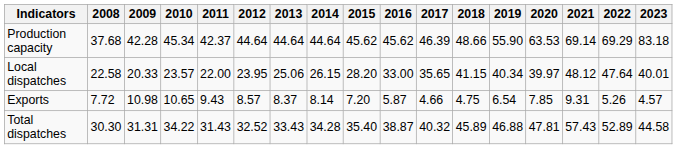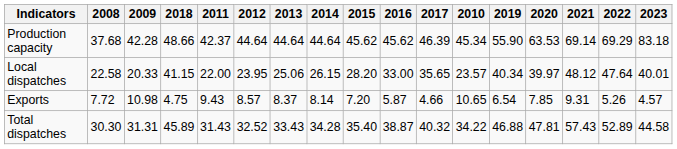columns swapped: (179, 14) <-> (471, 14)
